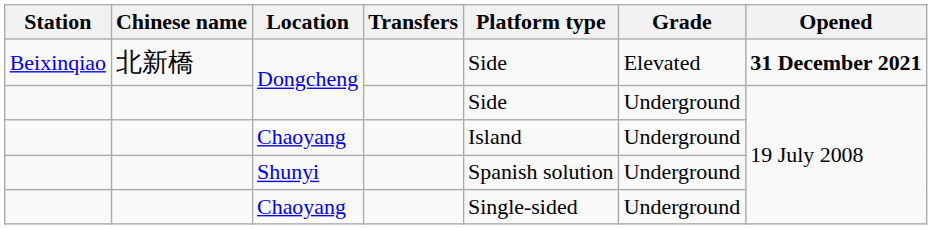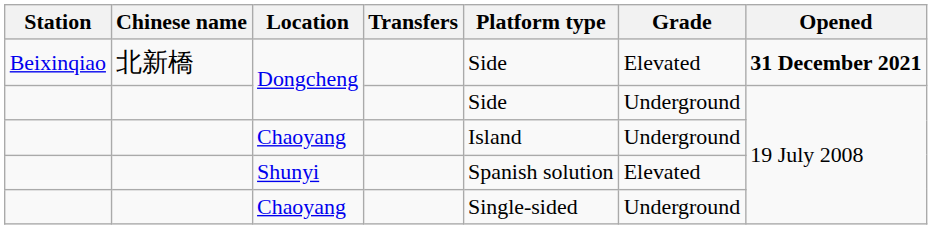(682, 171) Underground -> (662, 171) Elevated
